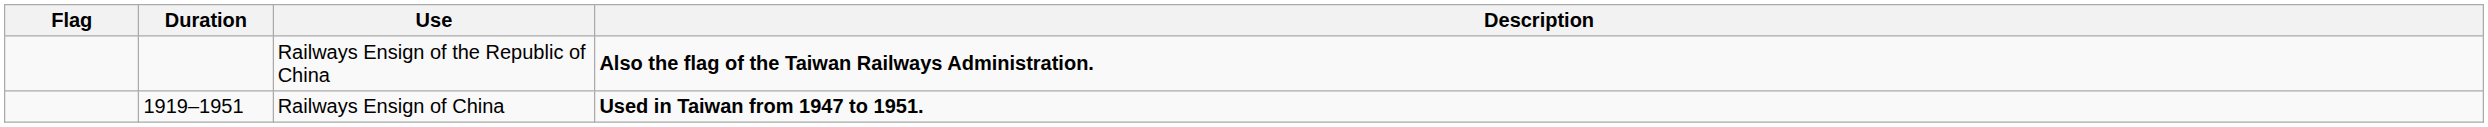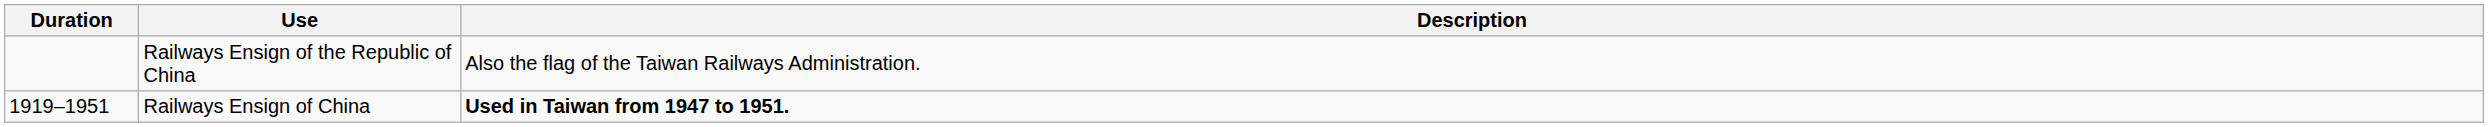- column: (72, 20)
(847, 63) bold -> (693, 63) normal
